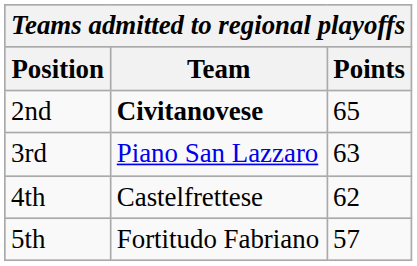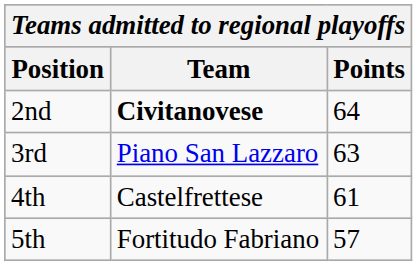(346, 111) 65 -> (346, 111) 64
(346, 196) 62 -> (346, 196) 61
